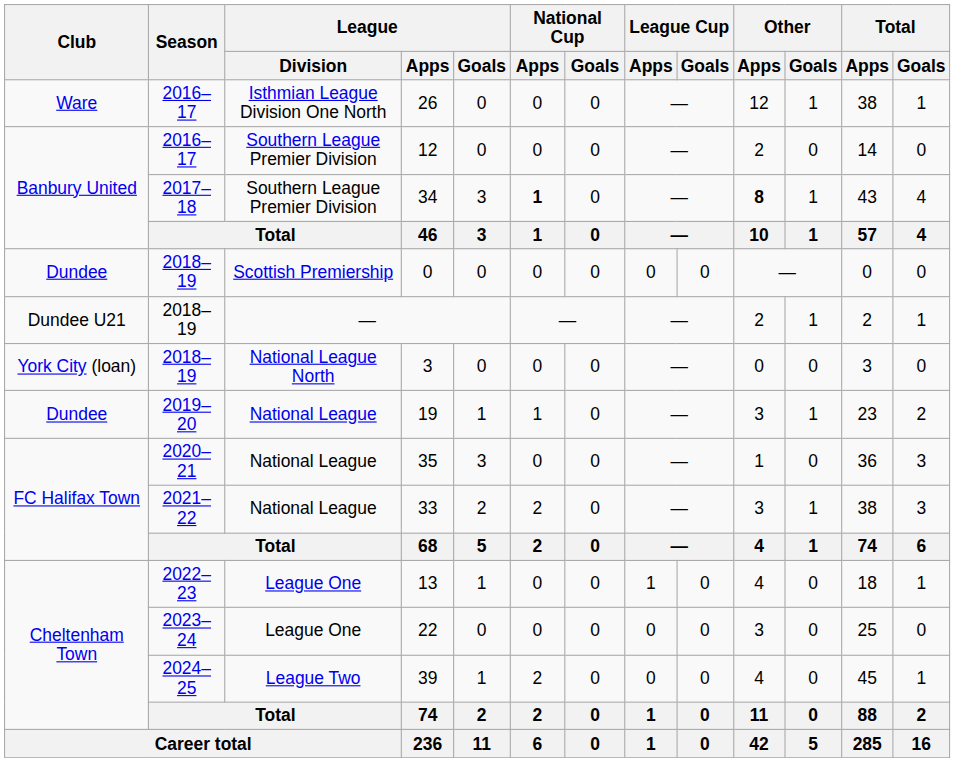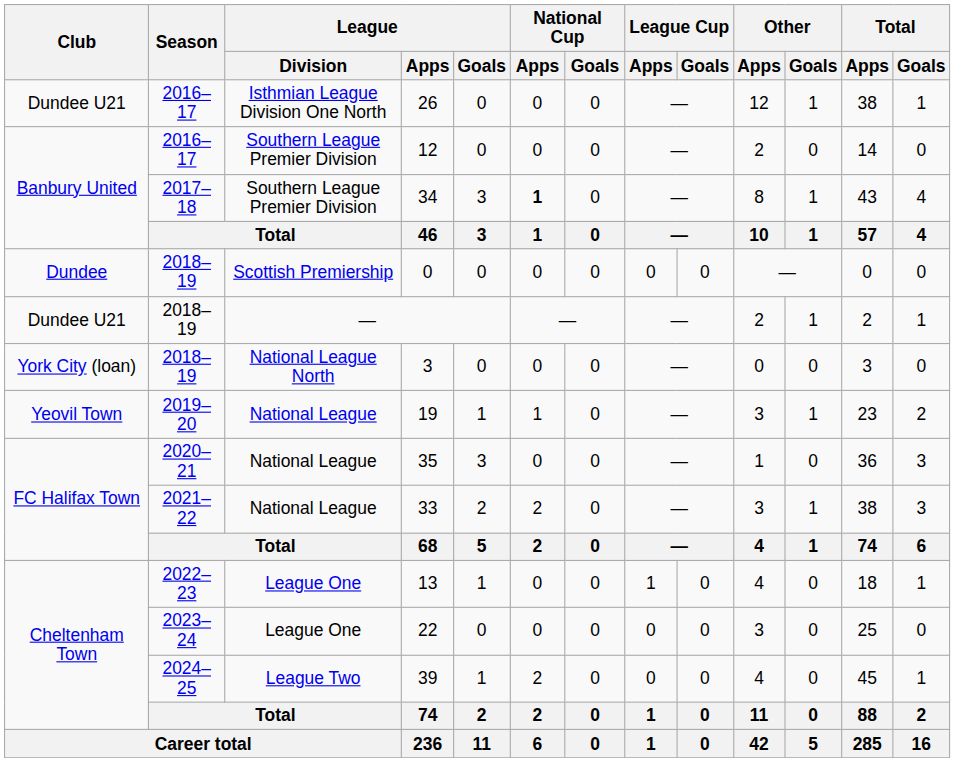(77, 103) Ware -> (77, 103) Dundee U21
(759, 197) bold -> (759, 197) normal
(77, 414) Dundee -> (77, 414) Yeovil Town
